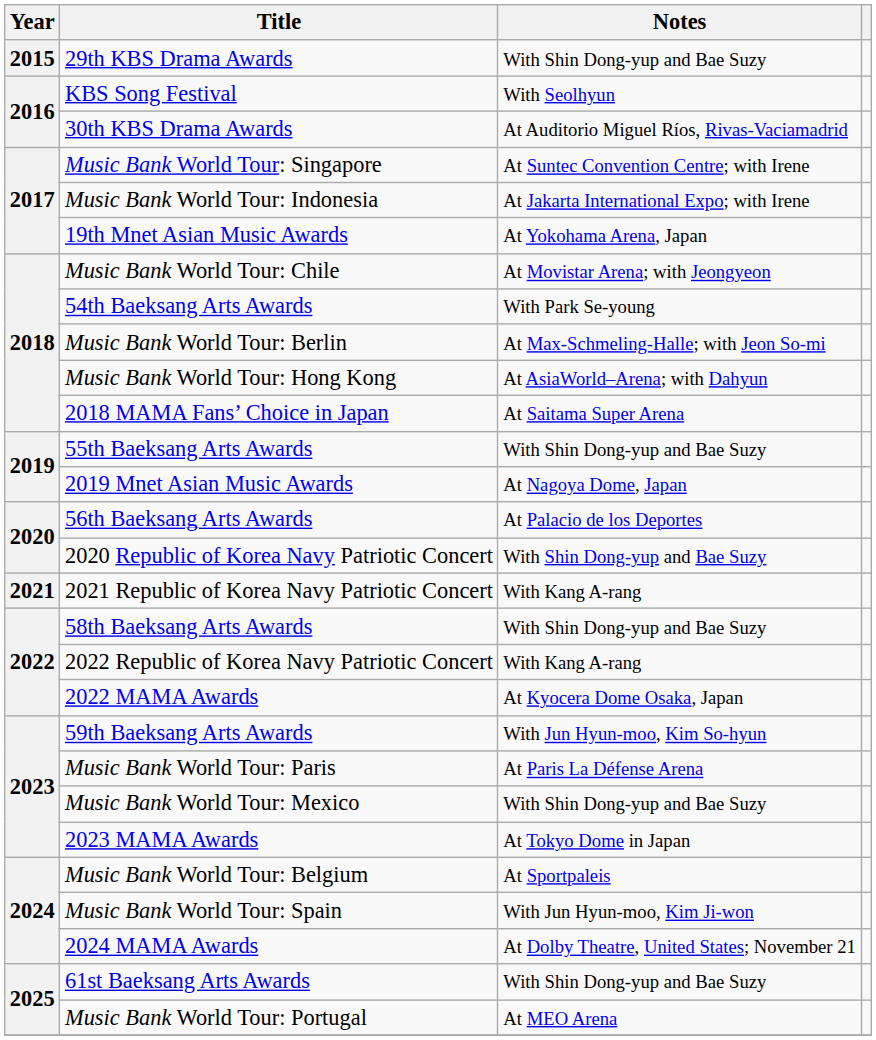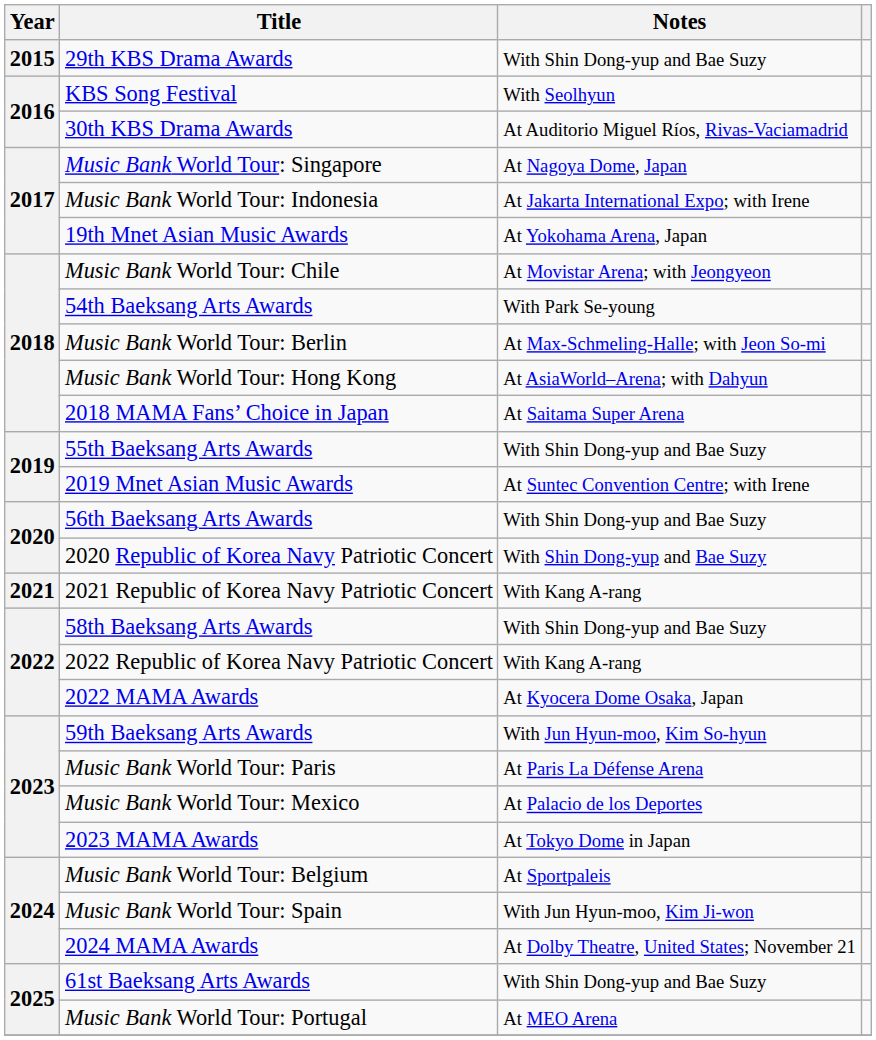(656, 165) At Suntec Convention Centre; with Irene -> (595, 165) At Nagoya Dome, Japan
(595, 485) At Nagoya Dome, Japan -> (656, 485) At Suntec Convention Centre; with Irene
(603, 521) At Palacio de los Deportes -> (635, 521) With Shin Dong-yup and Bae Suzy
(635, 805) With Shin Dong-yup and Bae Suzy -> (603, 805) At Palacio de los Deportes
